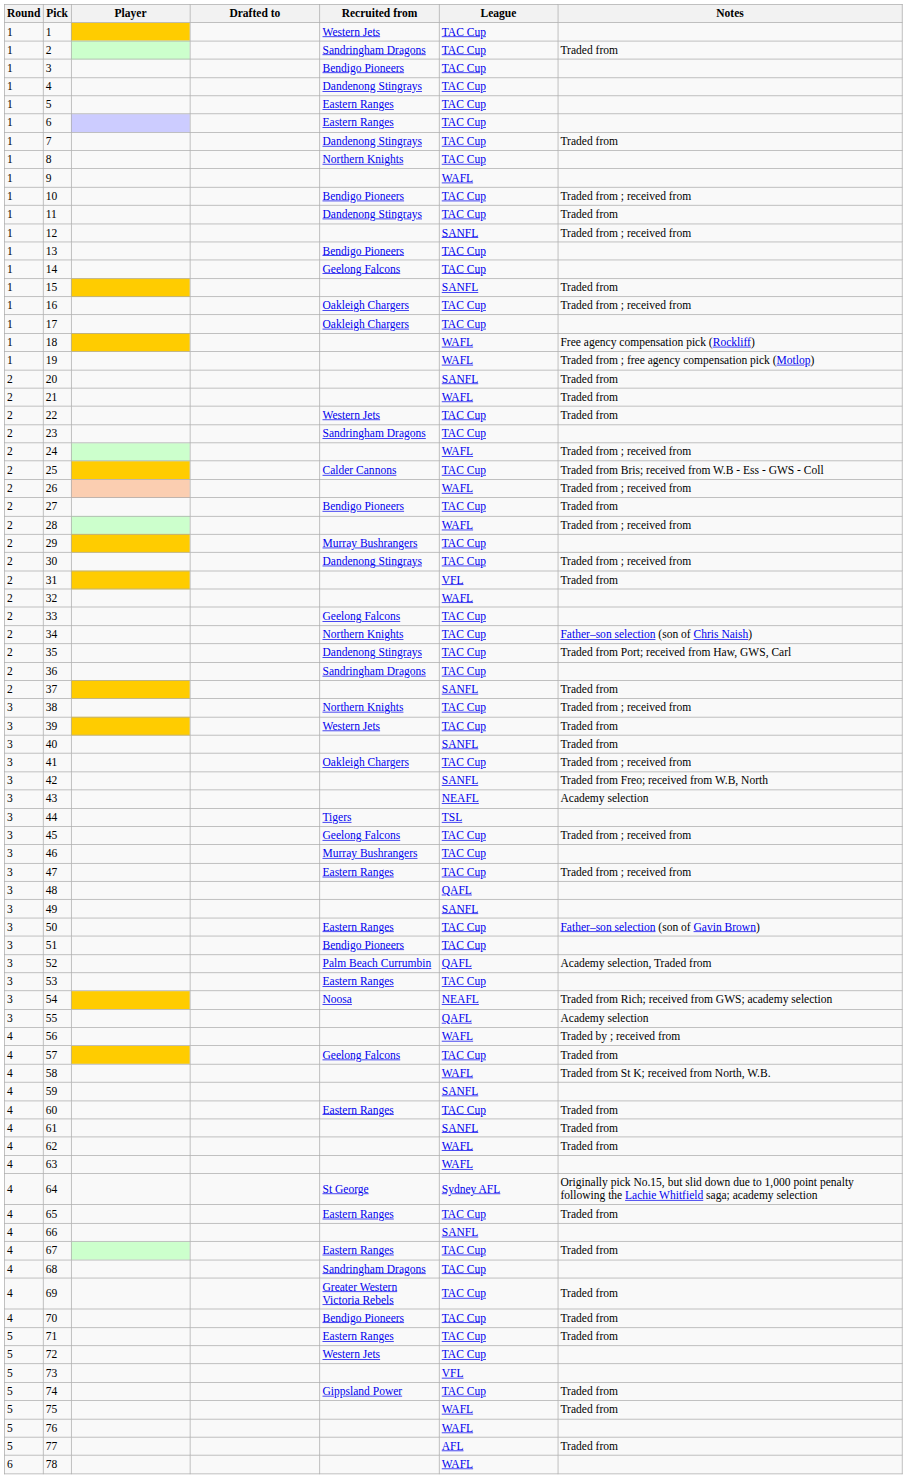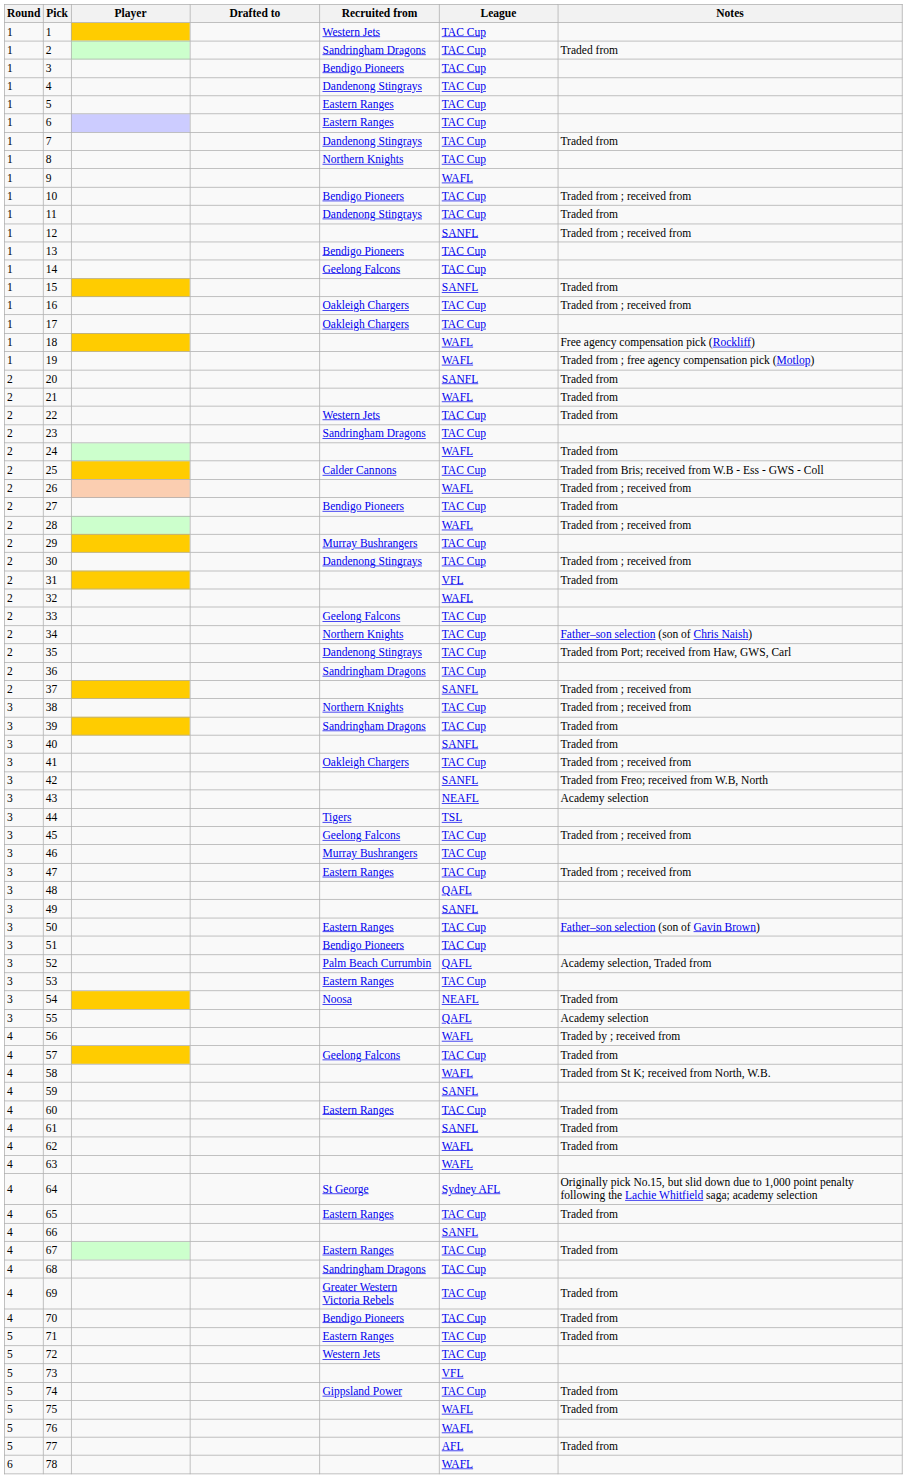(626, 452) Traded from ; received from -> (589, 452) Traded from
(589, 689) Traded from -> (626, 689) Traded from ; received from
(351, 726) Western Jets -> (374, 726) Sandringham Dragons
(696, 1000) Traded from Rich; received from GWS; academy selection -> (589, 1000) Traded from
